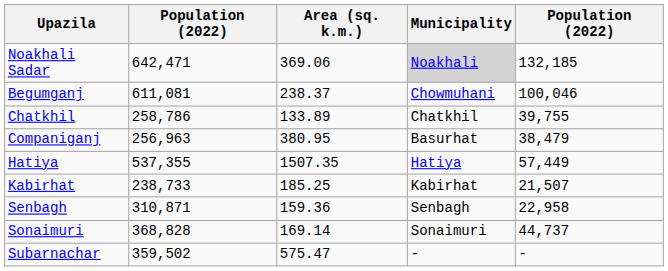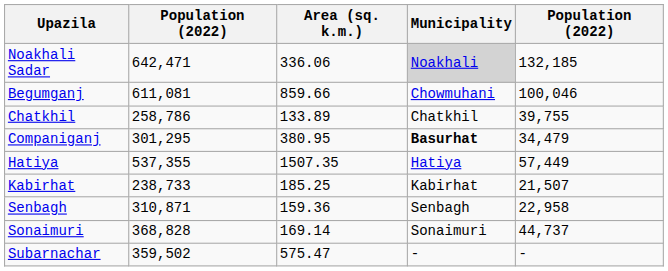(305, 63) 369.06 -> (305, 63) 336.06
(305, 94) 238.37 -> (305, 94) 859.66
(161, 140) 256,963 -> (161, 140) 301,295
(444, 140) normal -> (444, 140) bold
(544, 140) 38,479 -> (544, 140) 34,479
